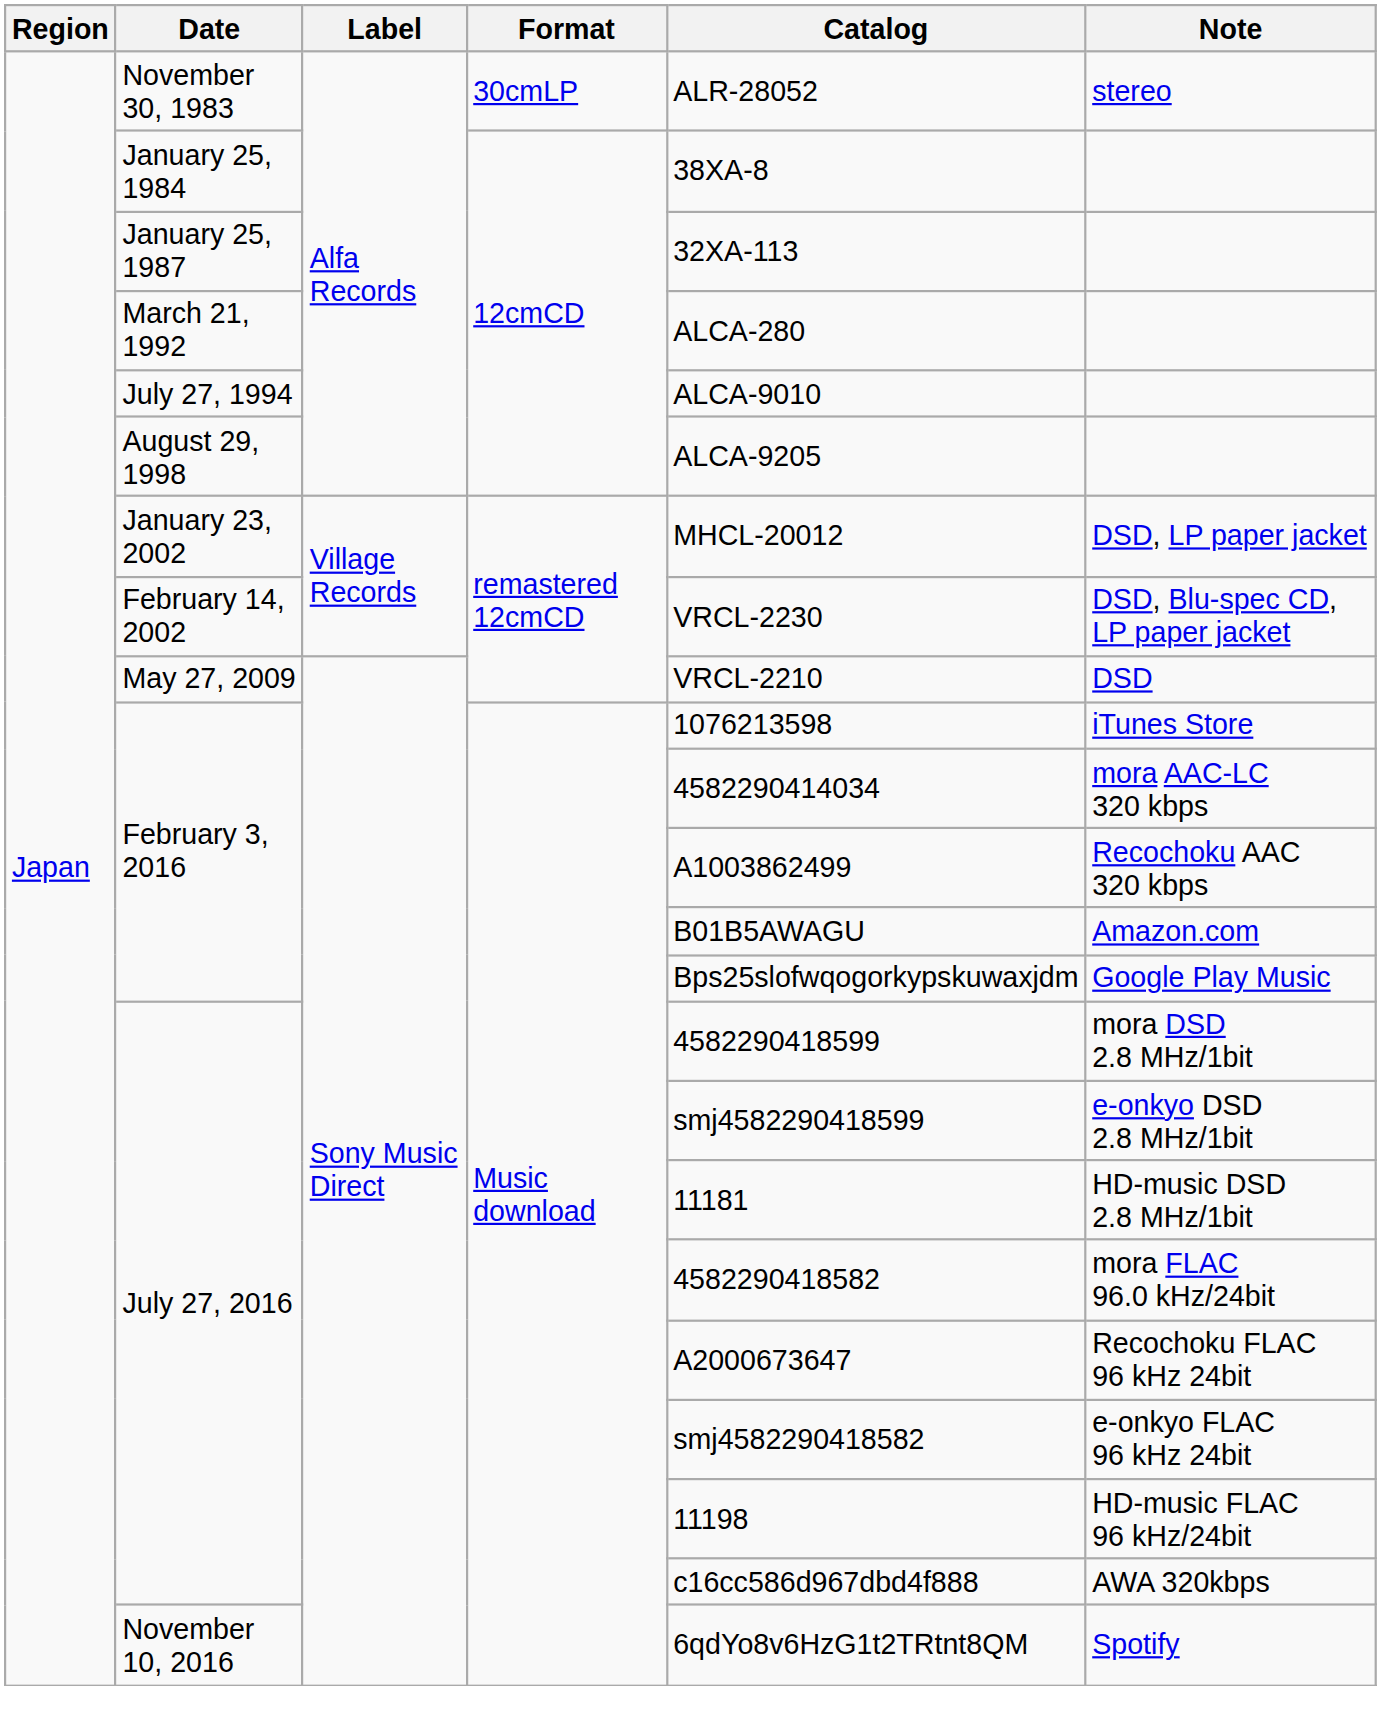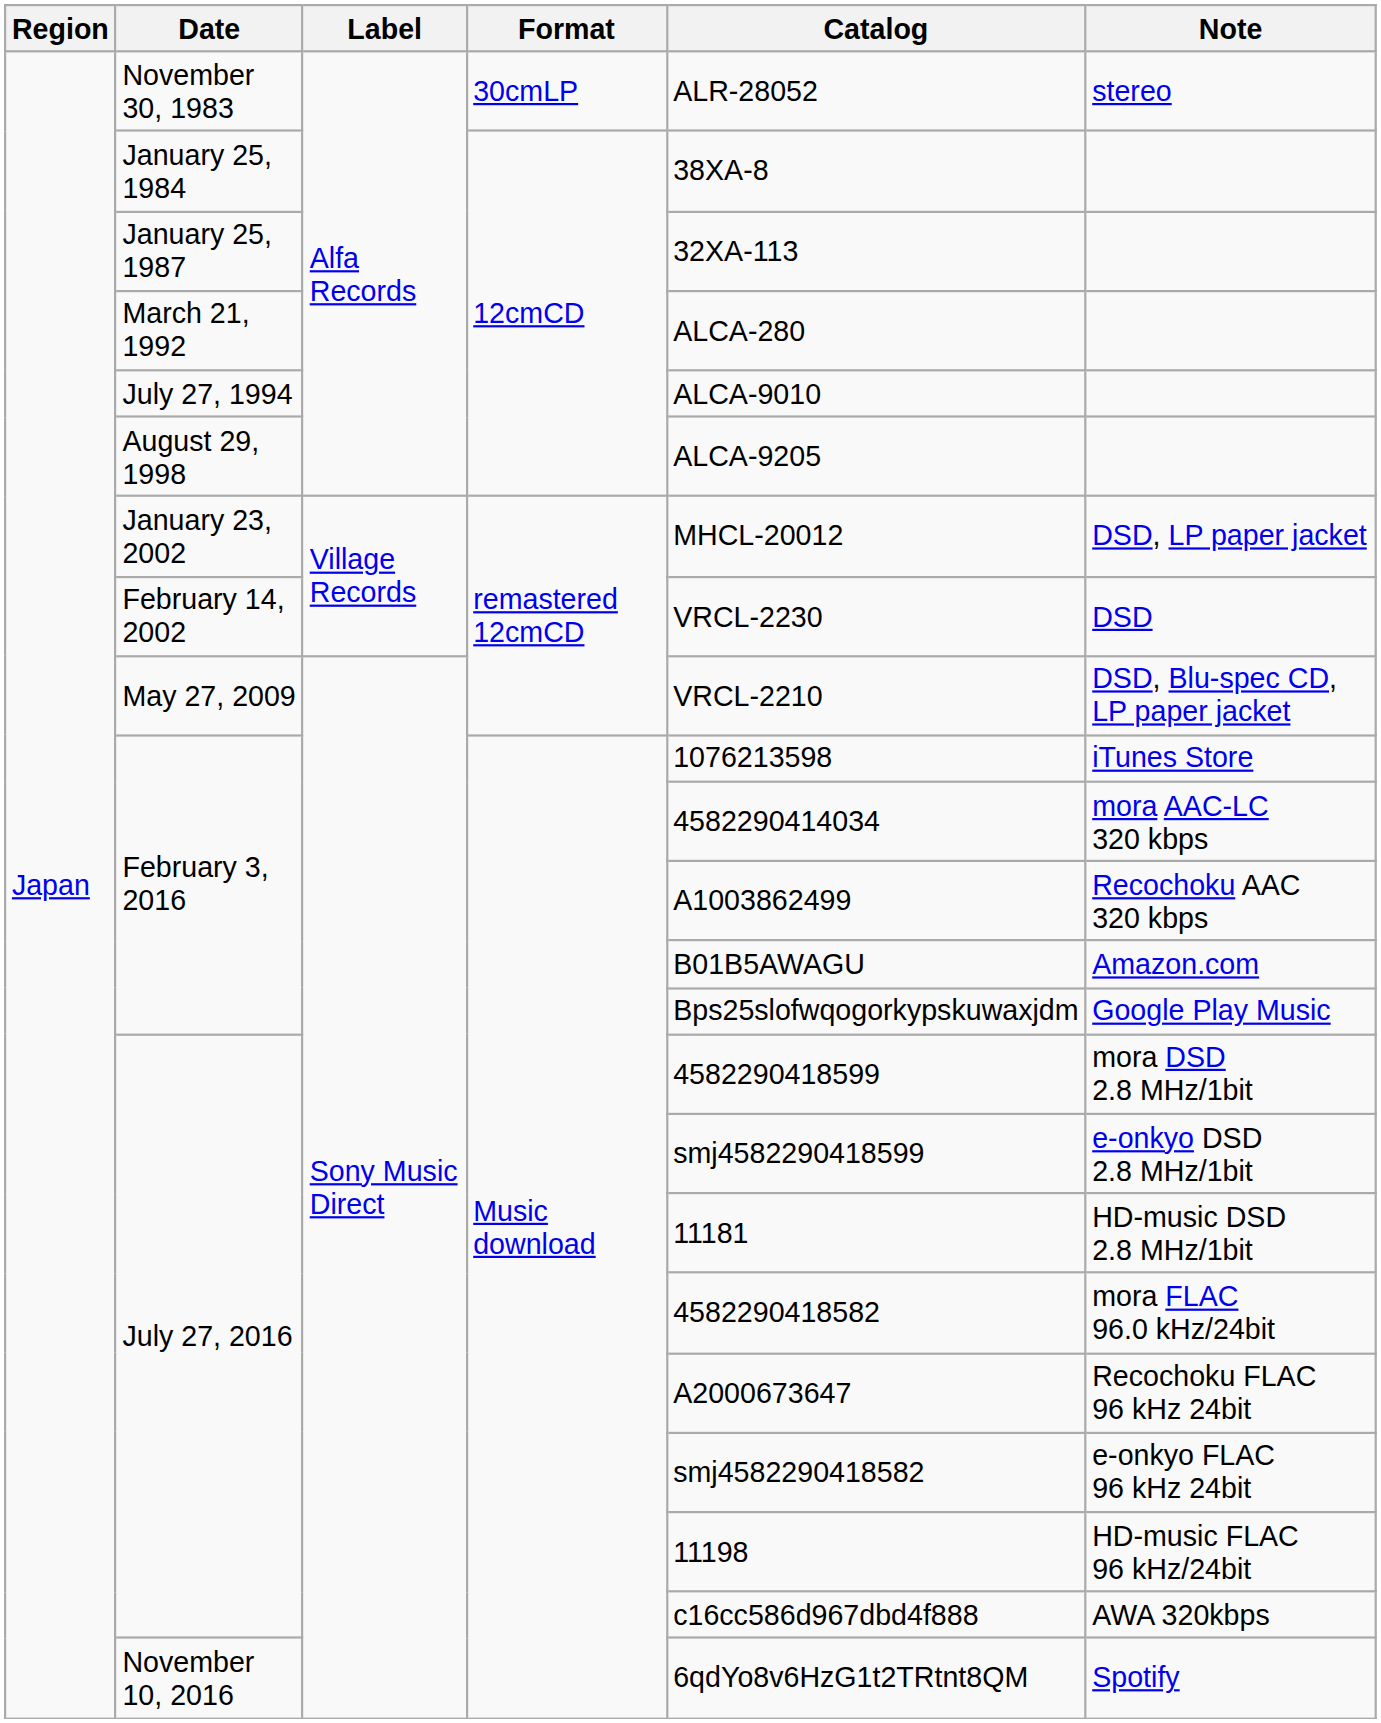(1215, 616) DSD, Blu-spec CD, LP paper jacket -> (1122, 616) DSD
(1122, 679) DSD -> (1215, 695) DSD, Blu-spec CD, LP paper jacket
